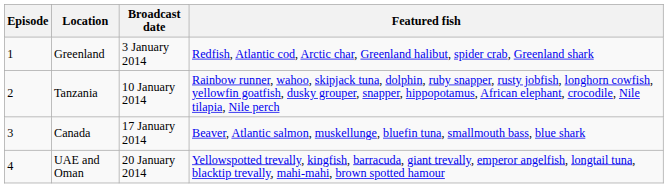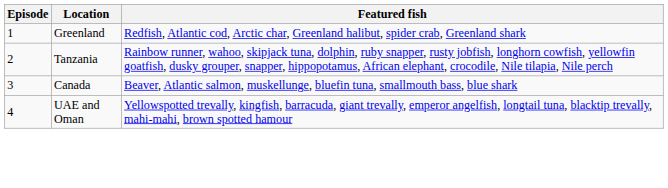- column: (154, 20)
